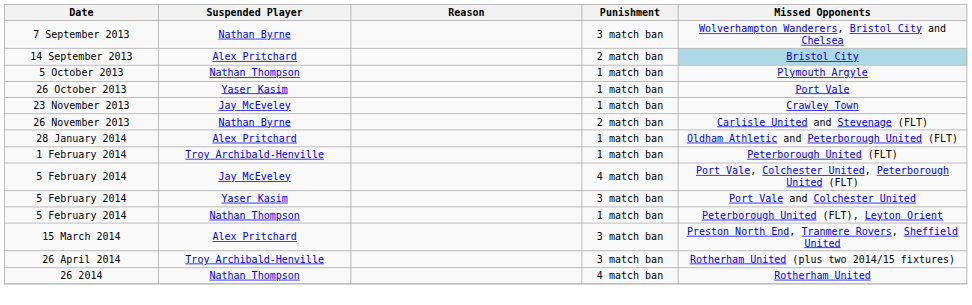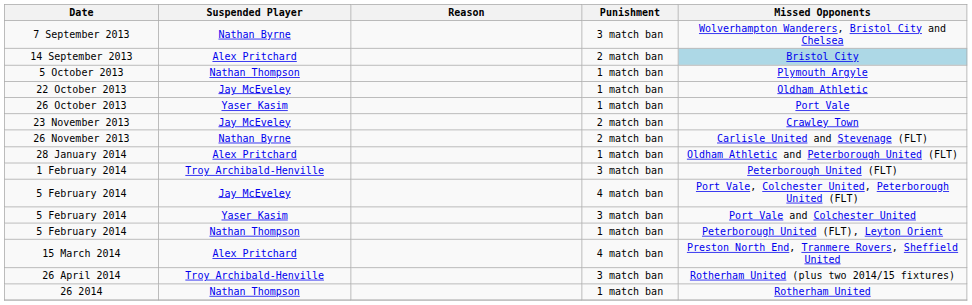+ row: (81, 89)
(630, 106) 1 match ban -> (630, 122) 2 match ban
(630, 155) 1 match ban -> (630, 171) 3 match ban
(630, 237) 3 match ban -> (630, 254) 4 match ban
(630, 276) 4 match ban -> (630, 292) 1 match ban
